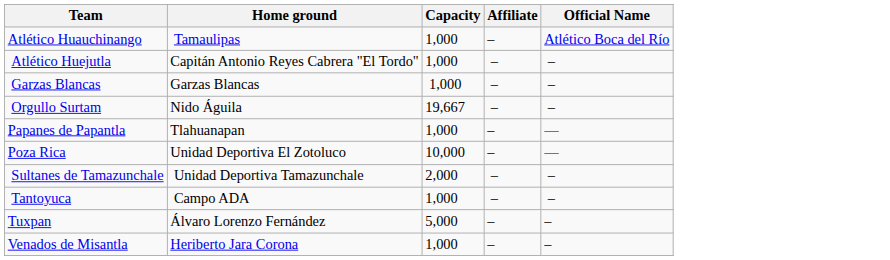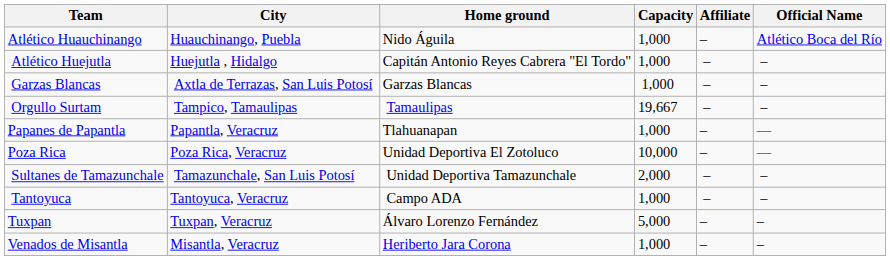+ column: (273, 15)
(207, 38) Tamaulipas -> (419, 38) Nido Águila
(206, 107) Nido Águila -> (420, 107) Tamaulipas
